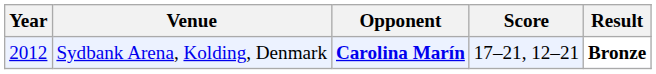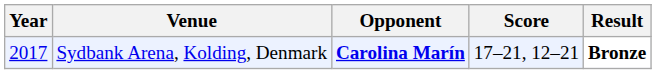(28, 52) 2012 -> (28, 52) 2017
